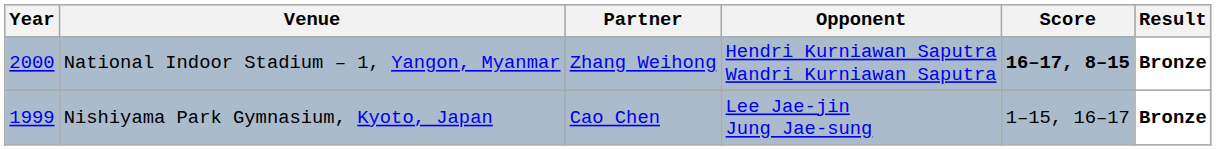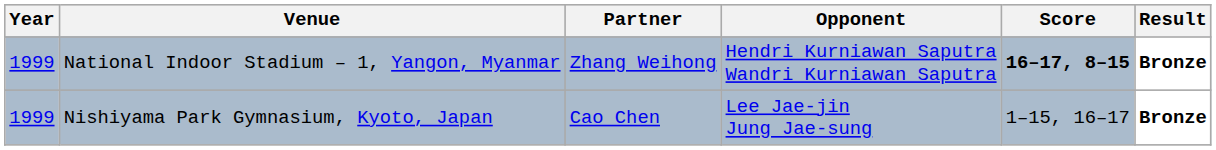(32, 63) 2000 -> (32, 63) 1999
